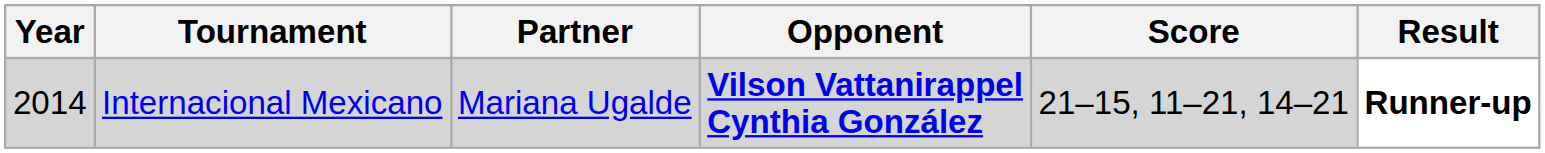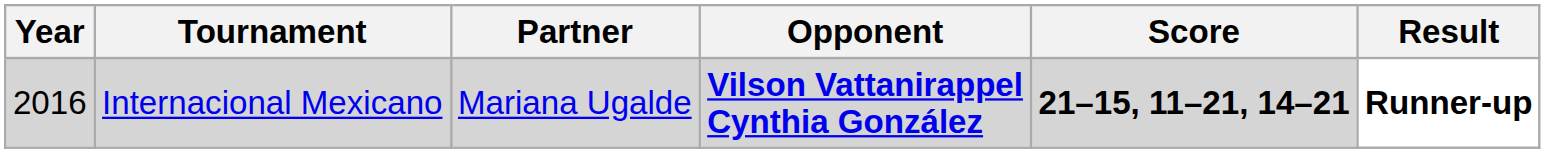(50, 102) 2014 -> (50, 102) 2016
(1194, 102) normal -> (1194, 102) bold
